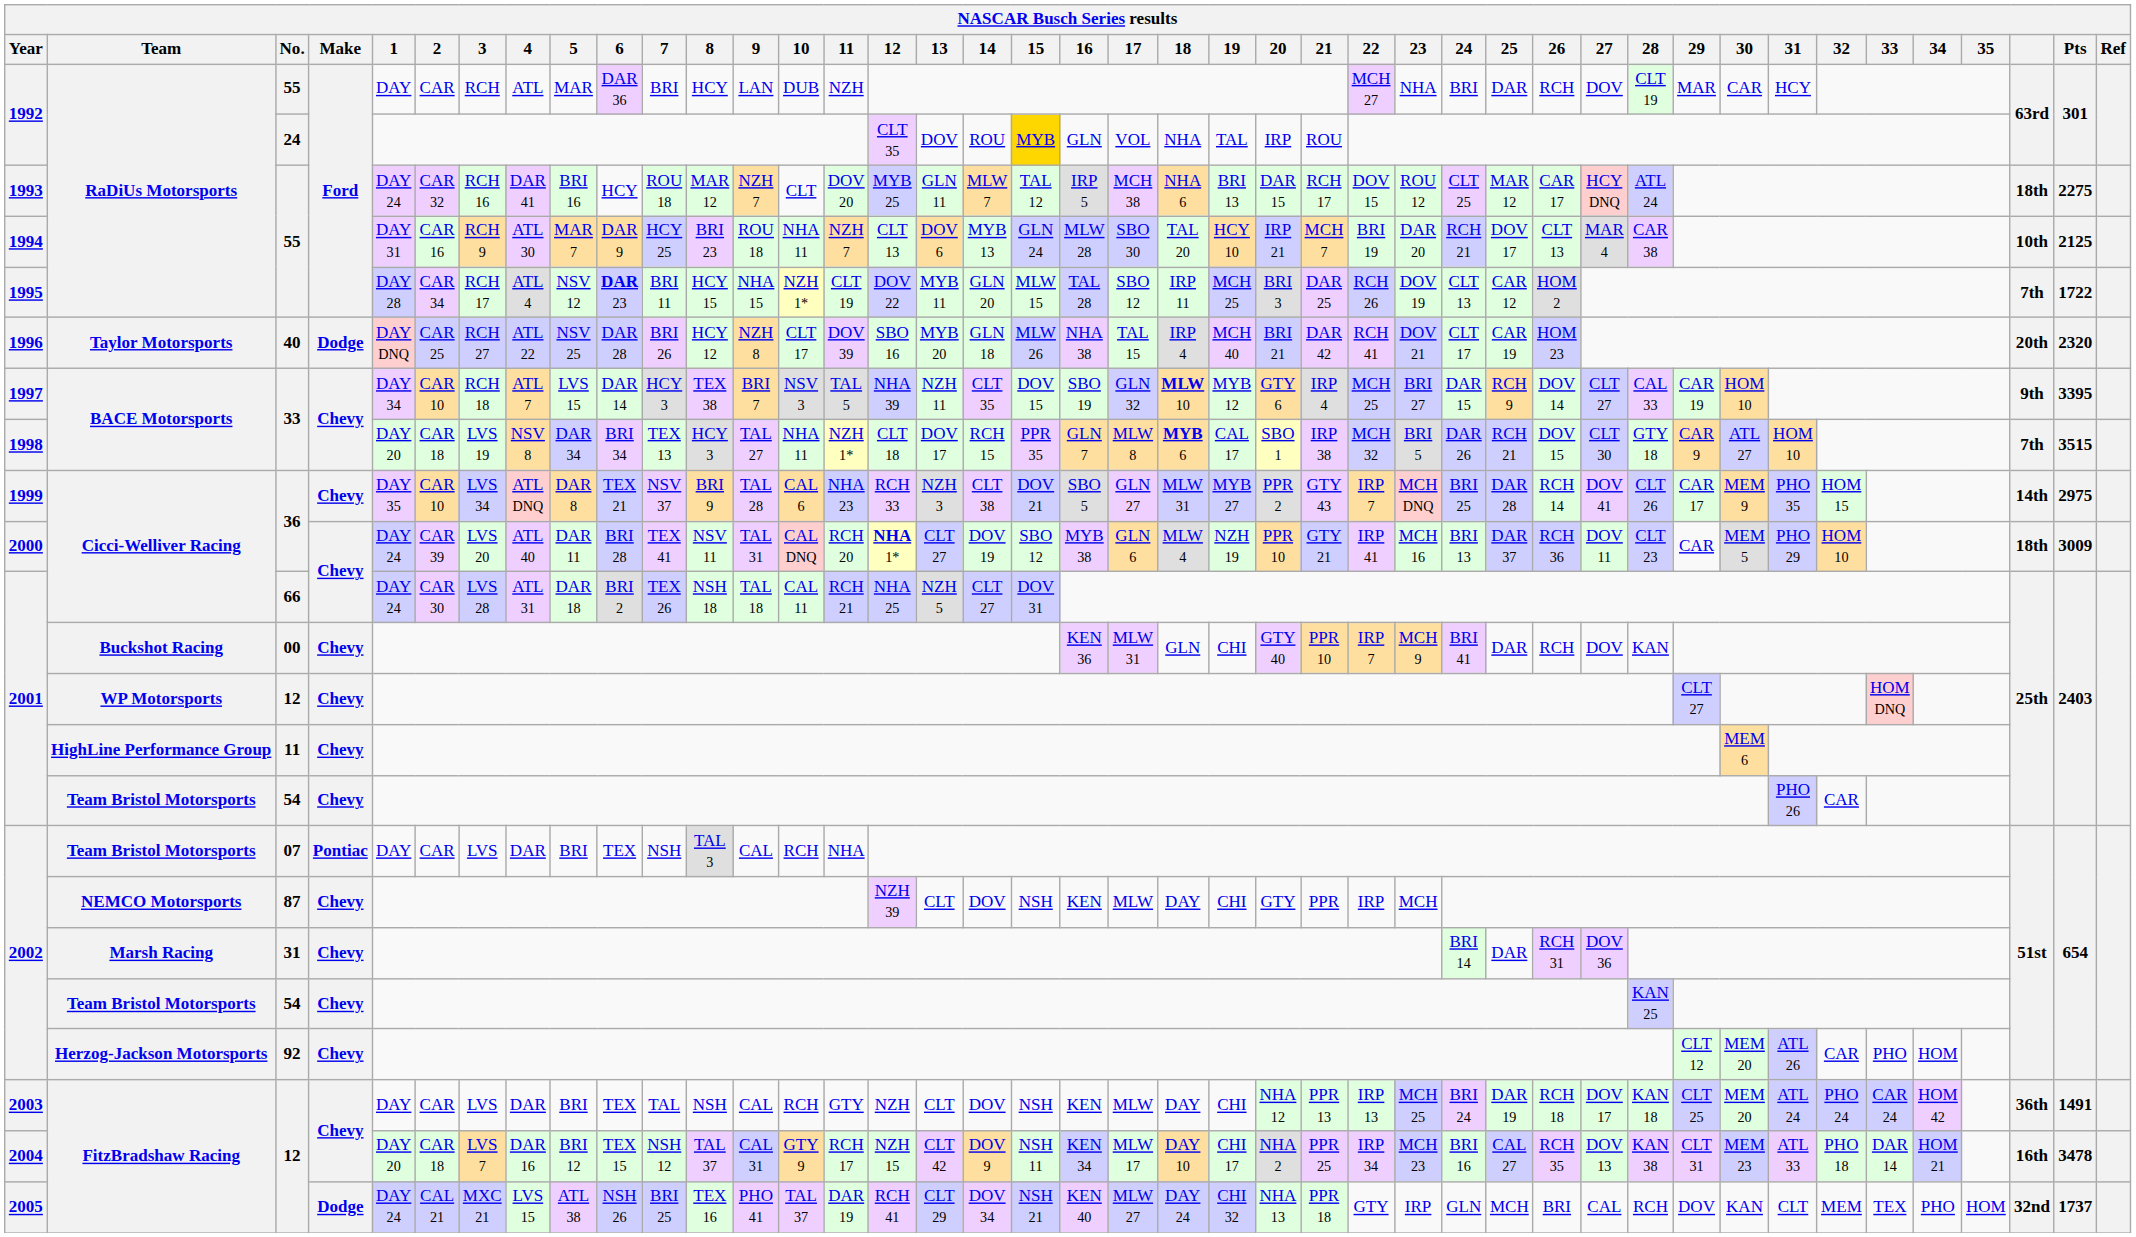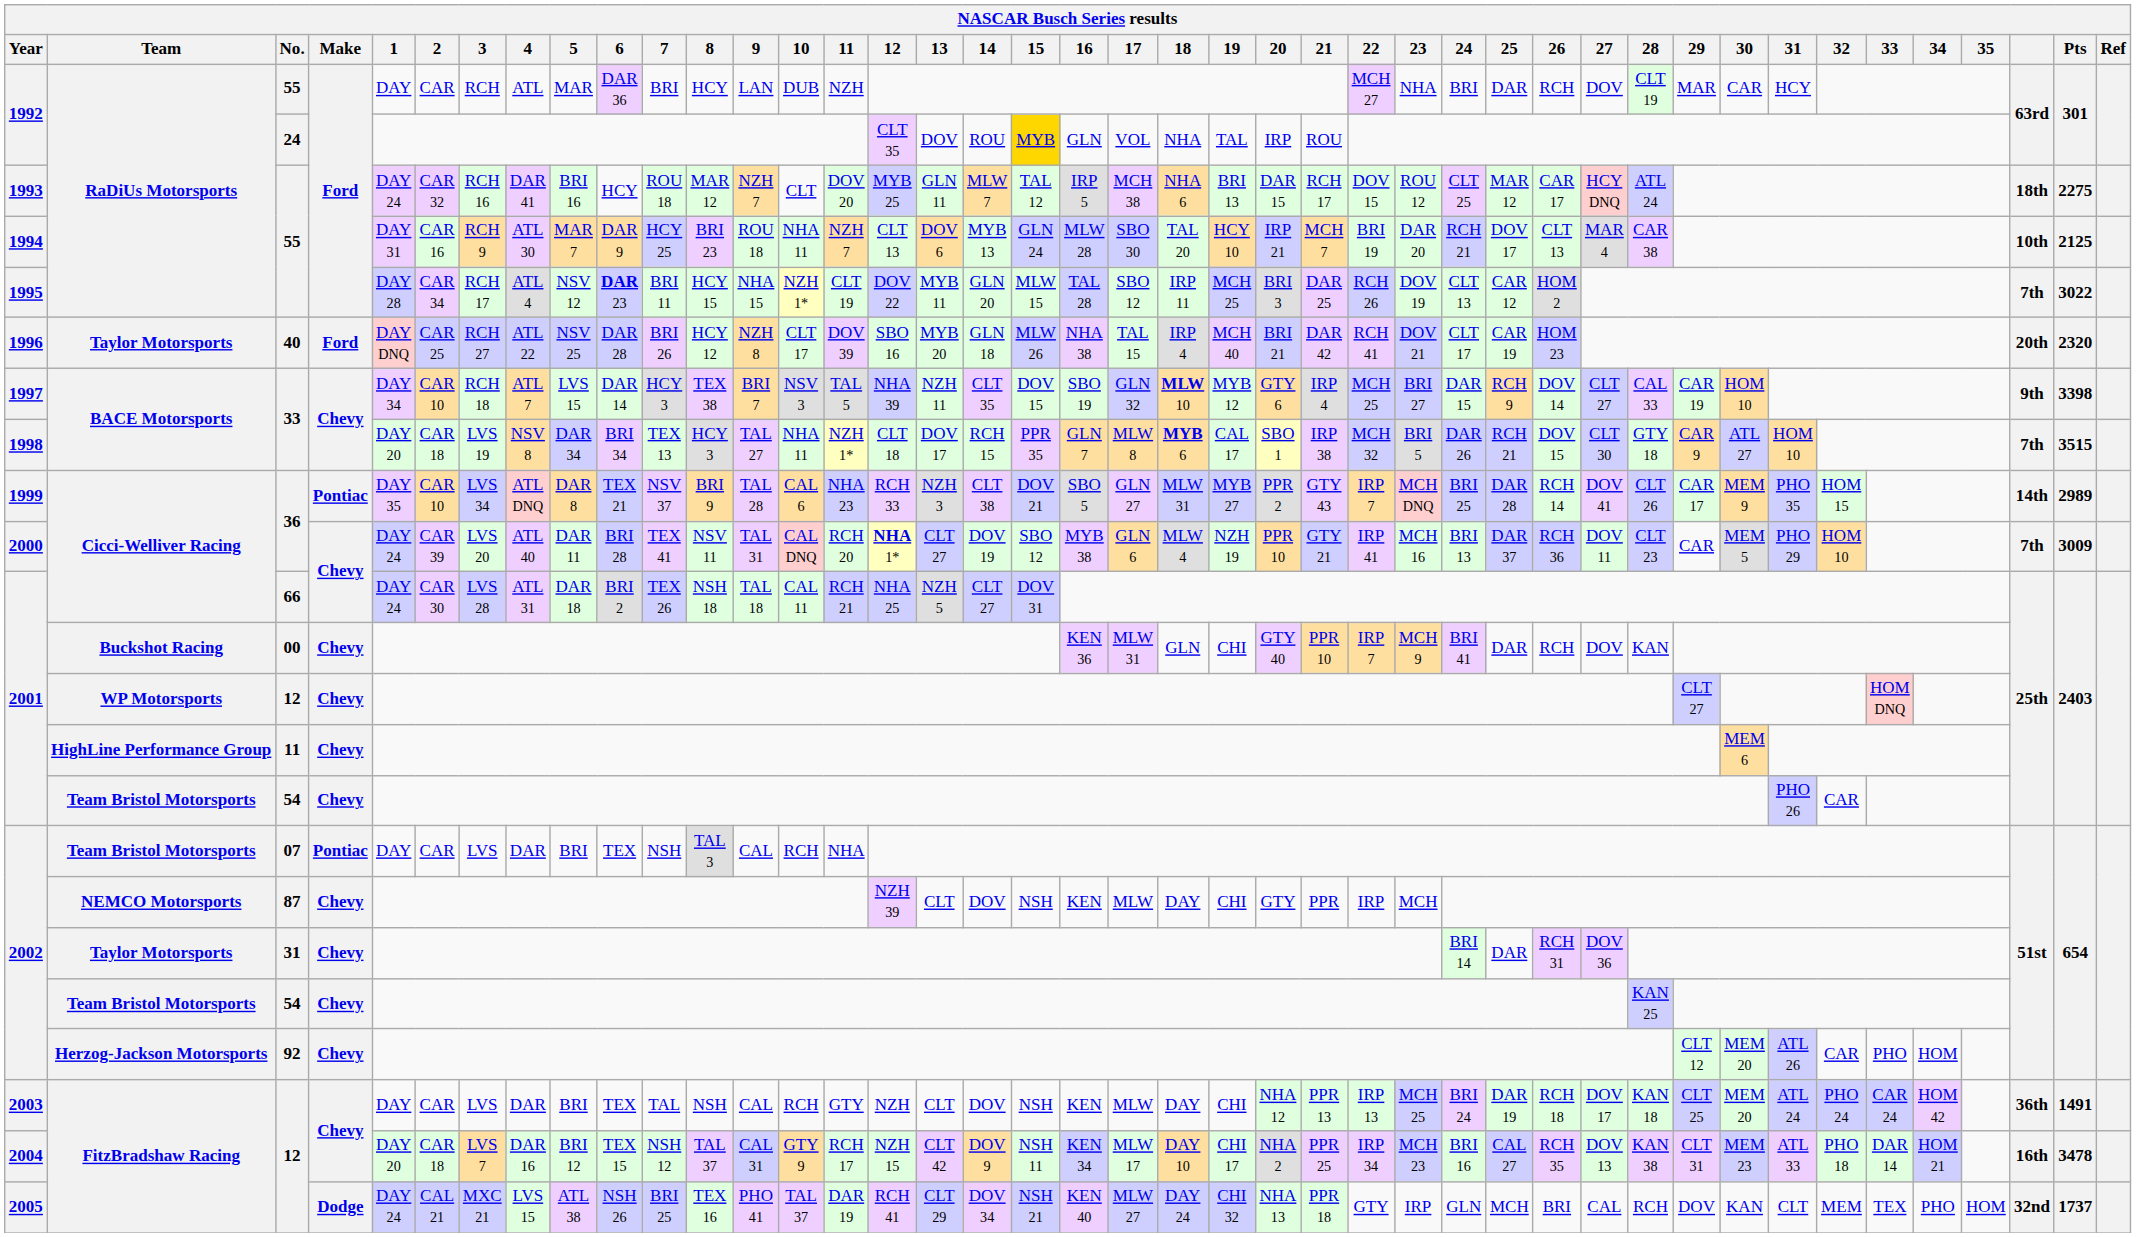(2075, 292) 1722 -> (2075, 292) 3022
(340, 342) Dodge -> (340, 342) Ford
(2075, 393) 3395 -> (2075, 393) 3398
(340, 495) Chevy -> (340, 495) Pontiac
(2075, 495) 2975 -> (2075, 495) 2989
(2032, 546) 18th -> (2032, 546) 7th
(161, 952) Marsh Racing -> (161, 952) Taylor Motorsports
